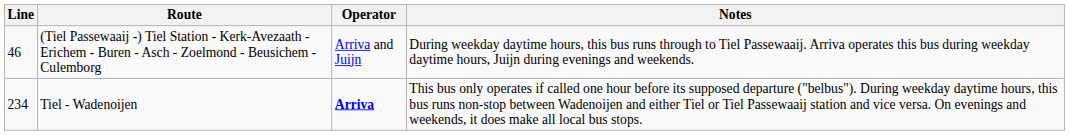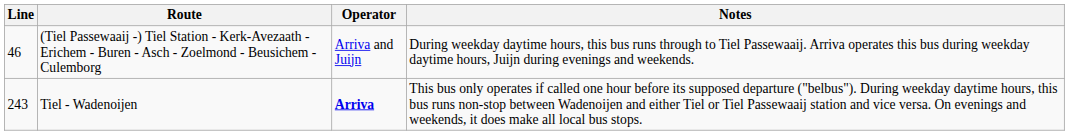(18, 104) 234 -> (18, 104) 243
